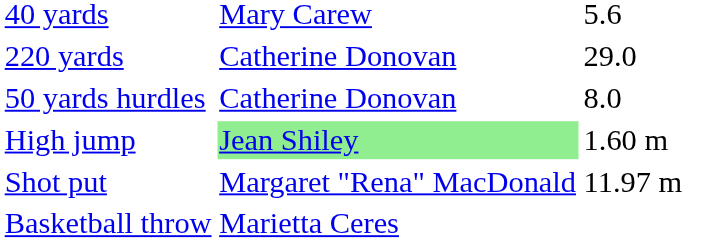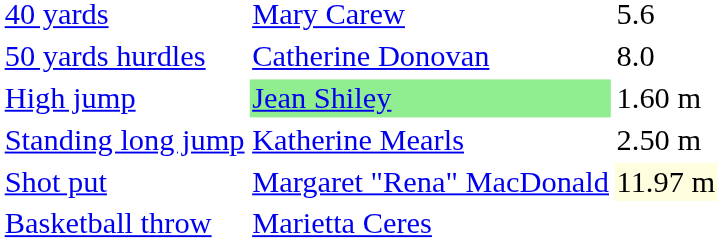- row: (64, 56)
+ row: (125, 139)
(633, 181) no background -> (666, 181) lightyellow background
